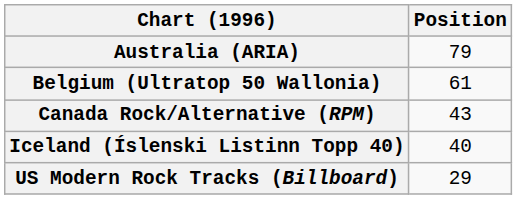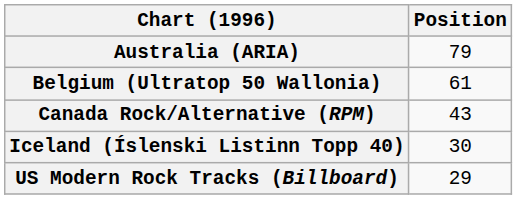(460, 147) 40 -> (460, 147) 30
